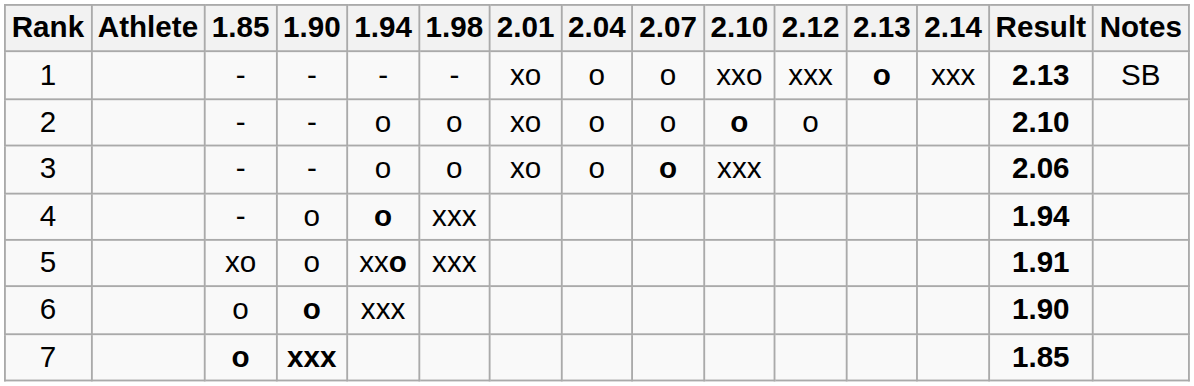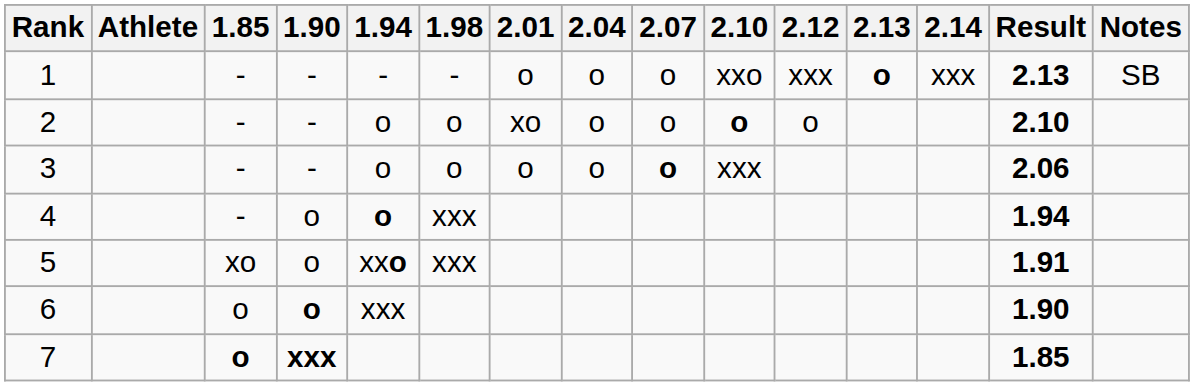(526, 74) xo -> (526, 74) o
(526, 168) xo -> (526, 168) o
